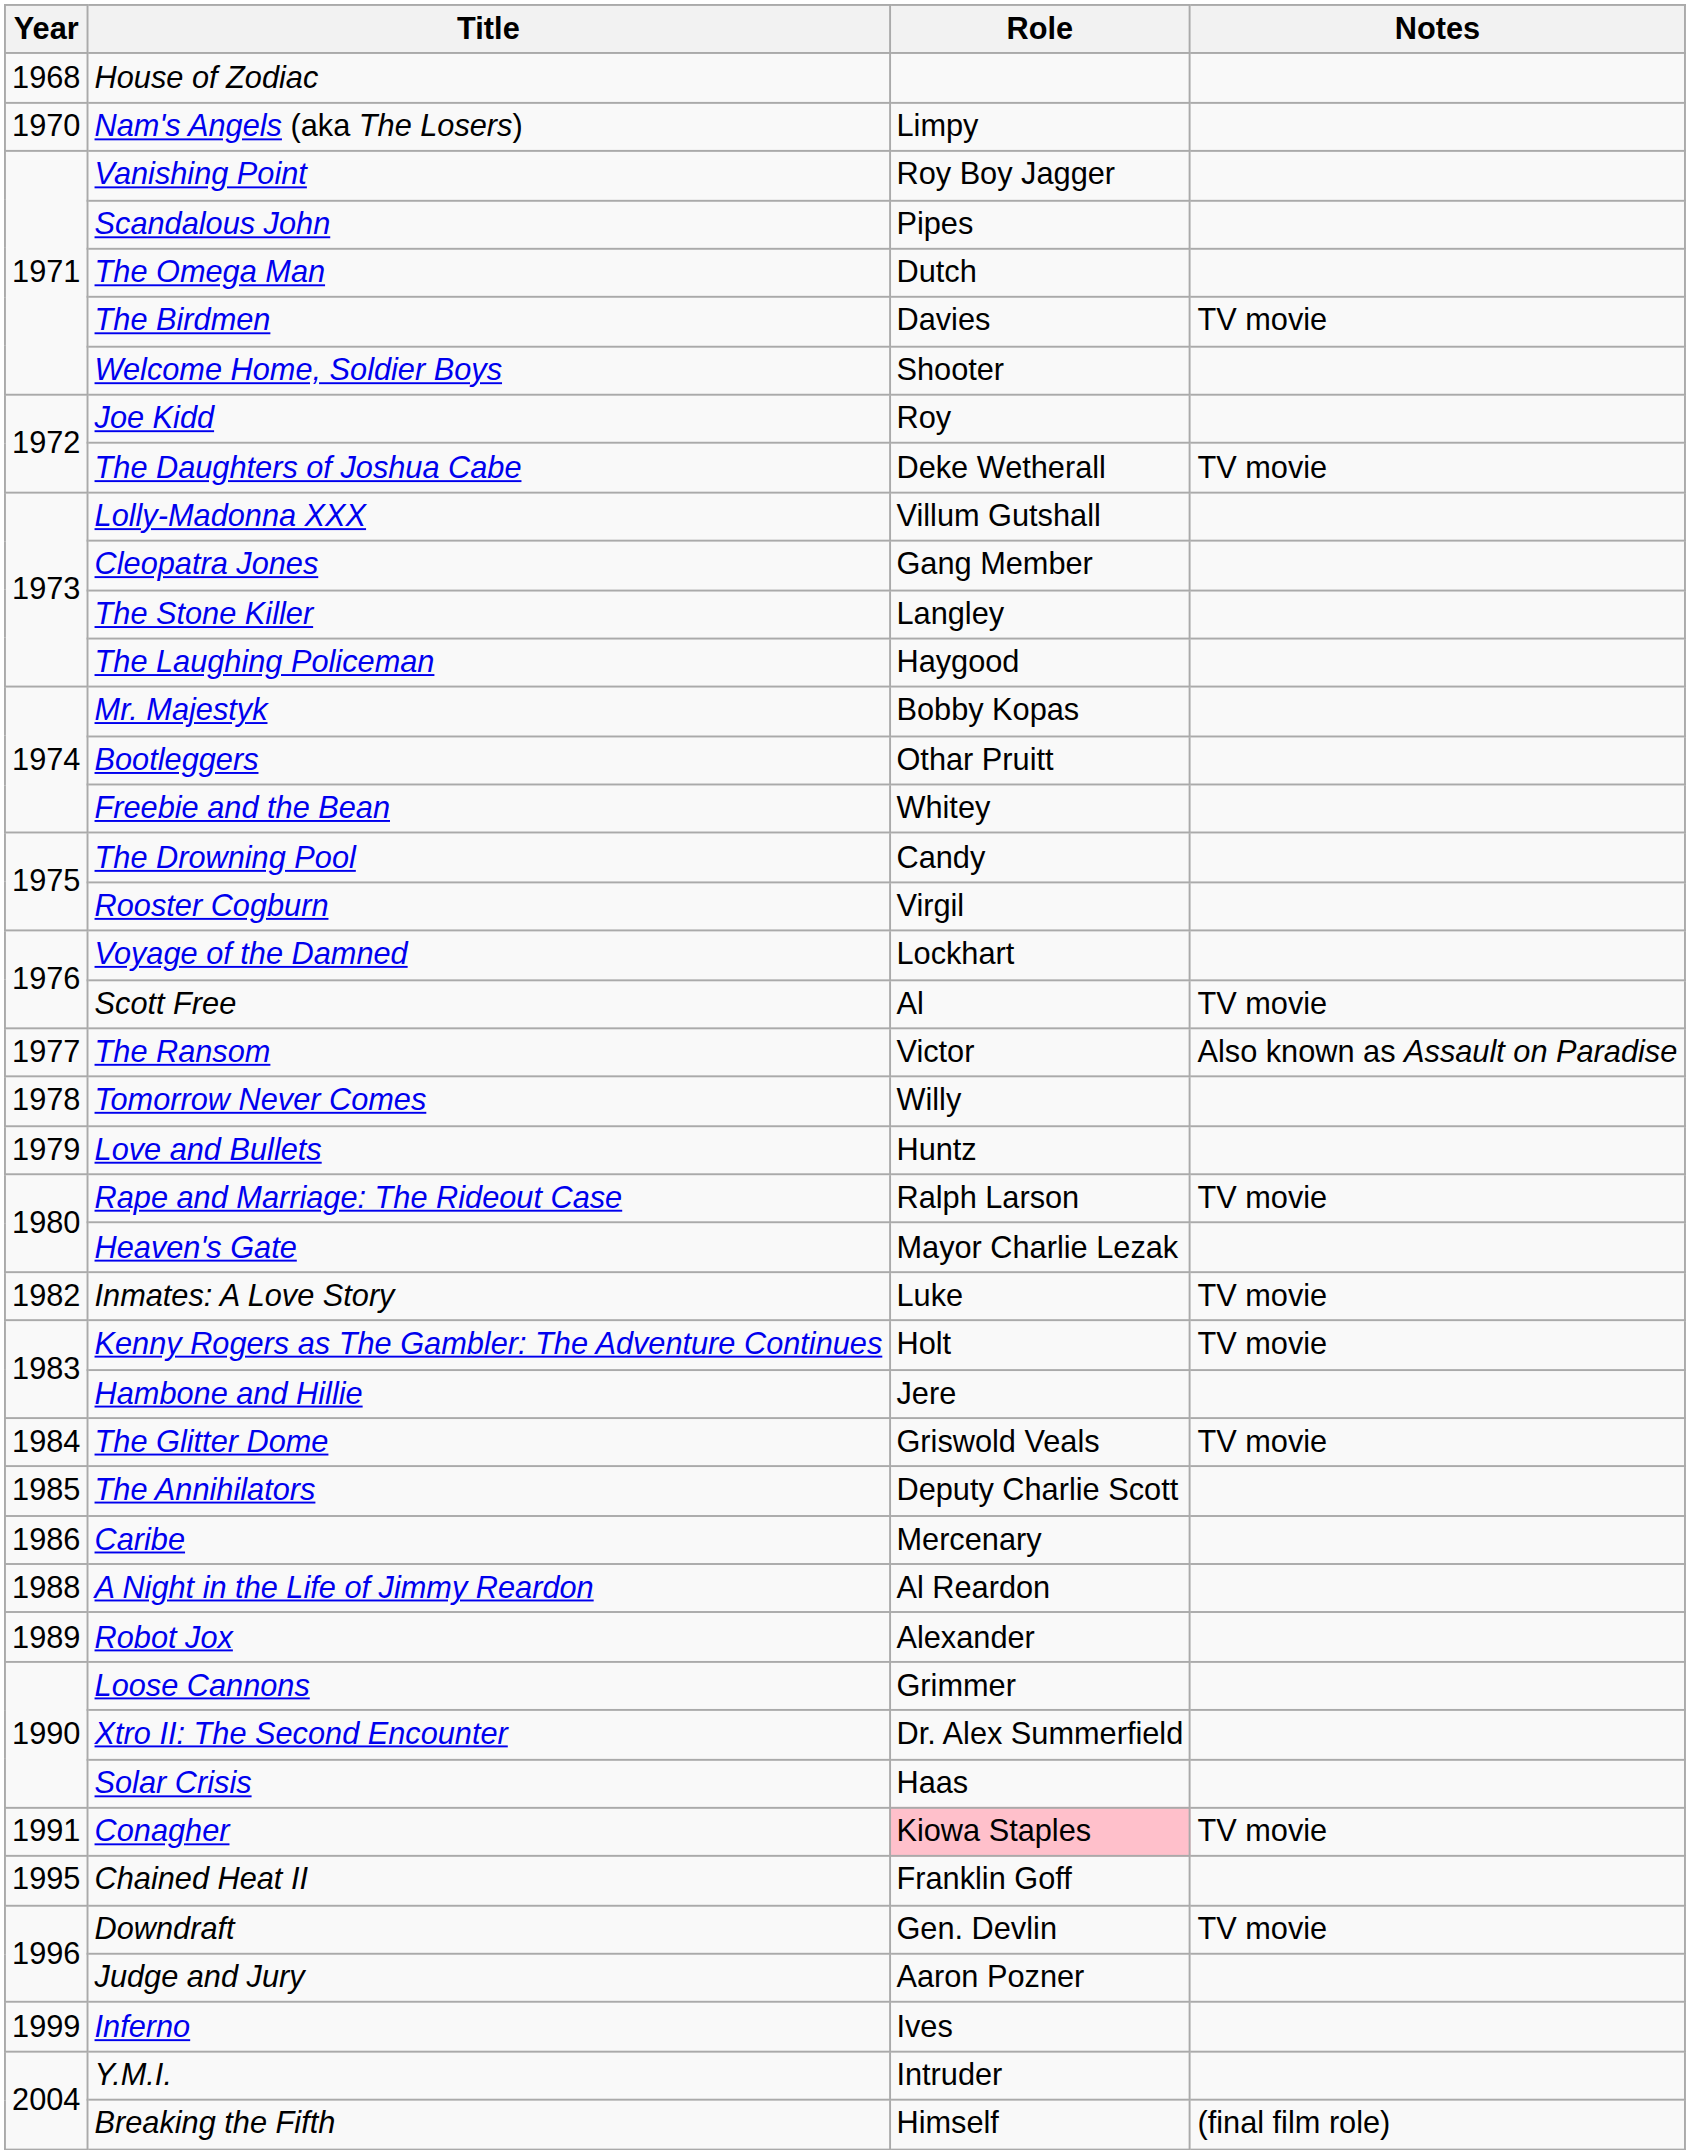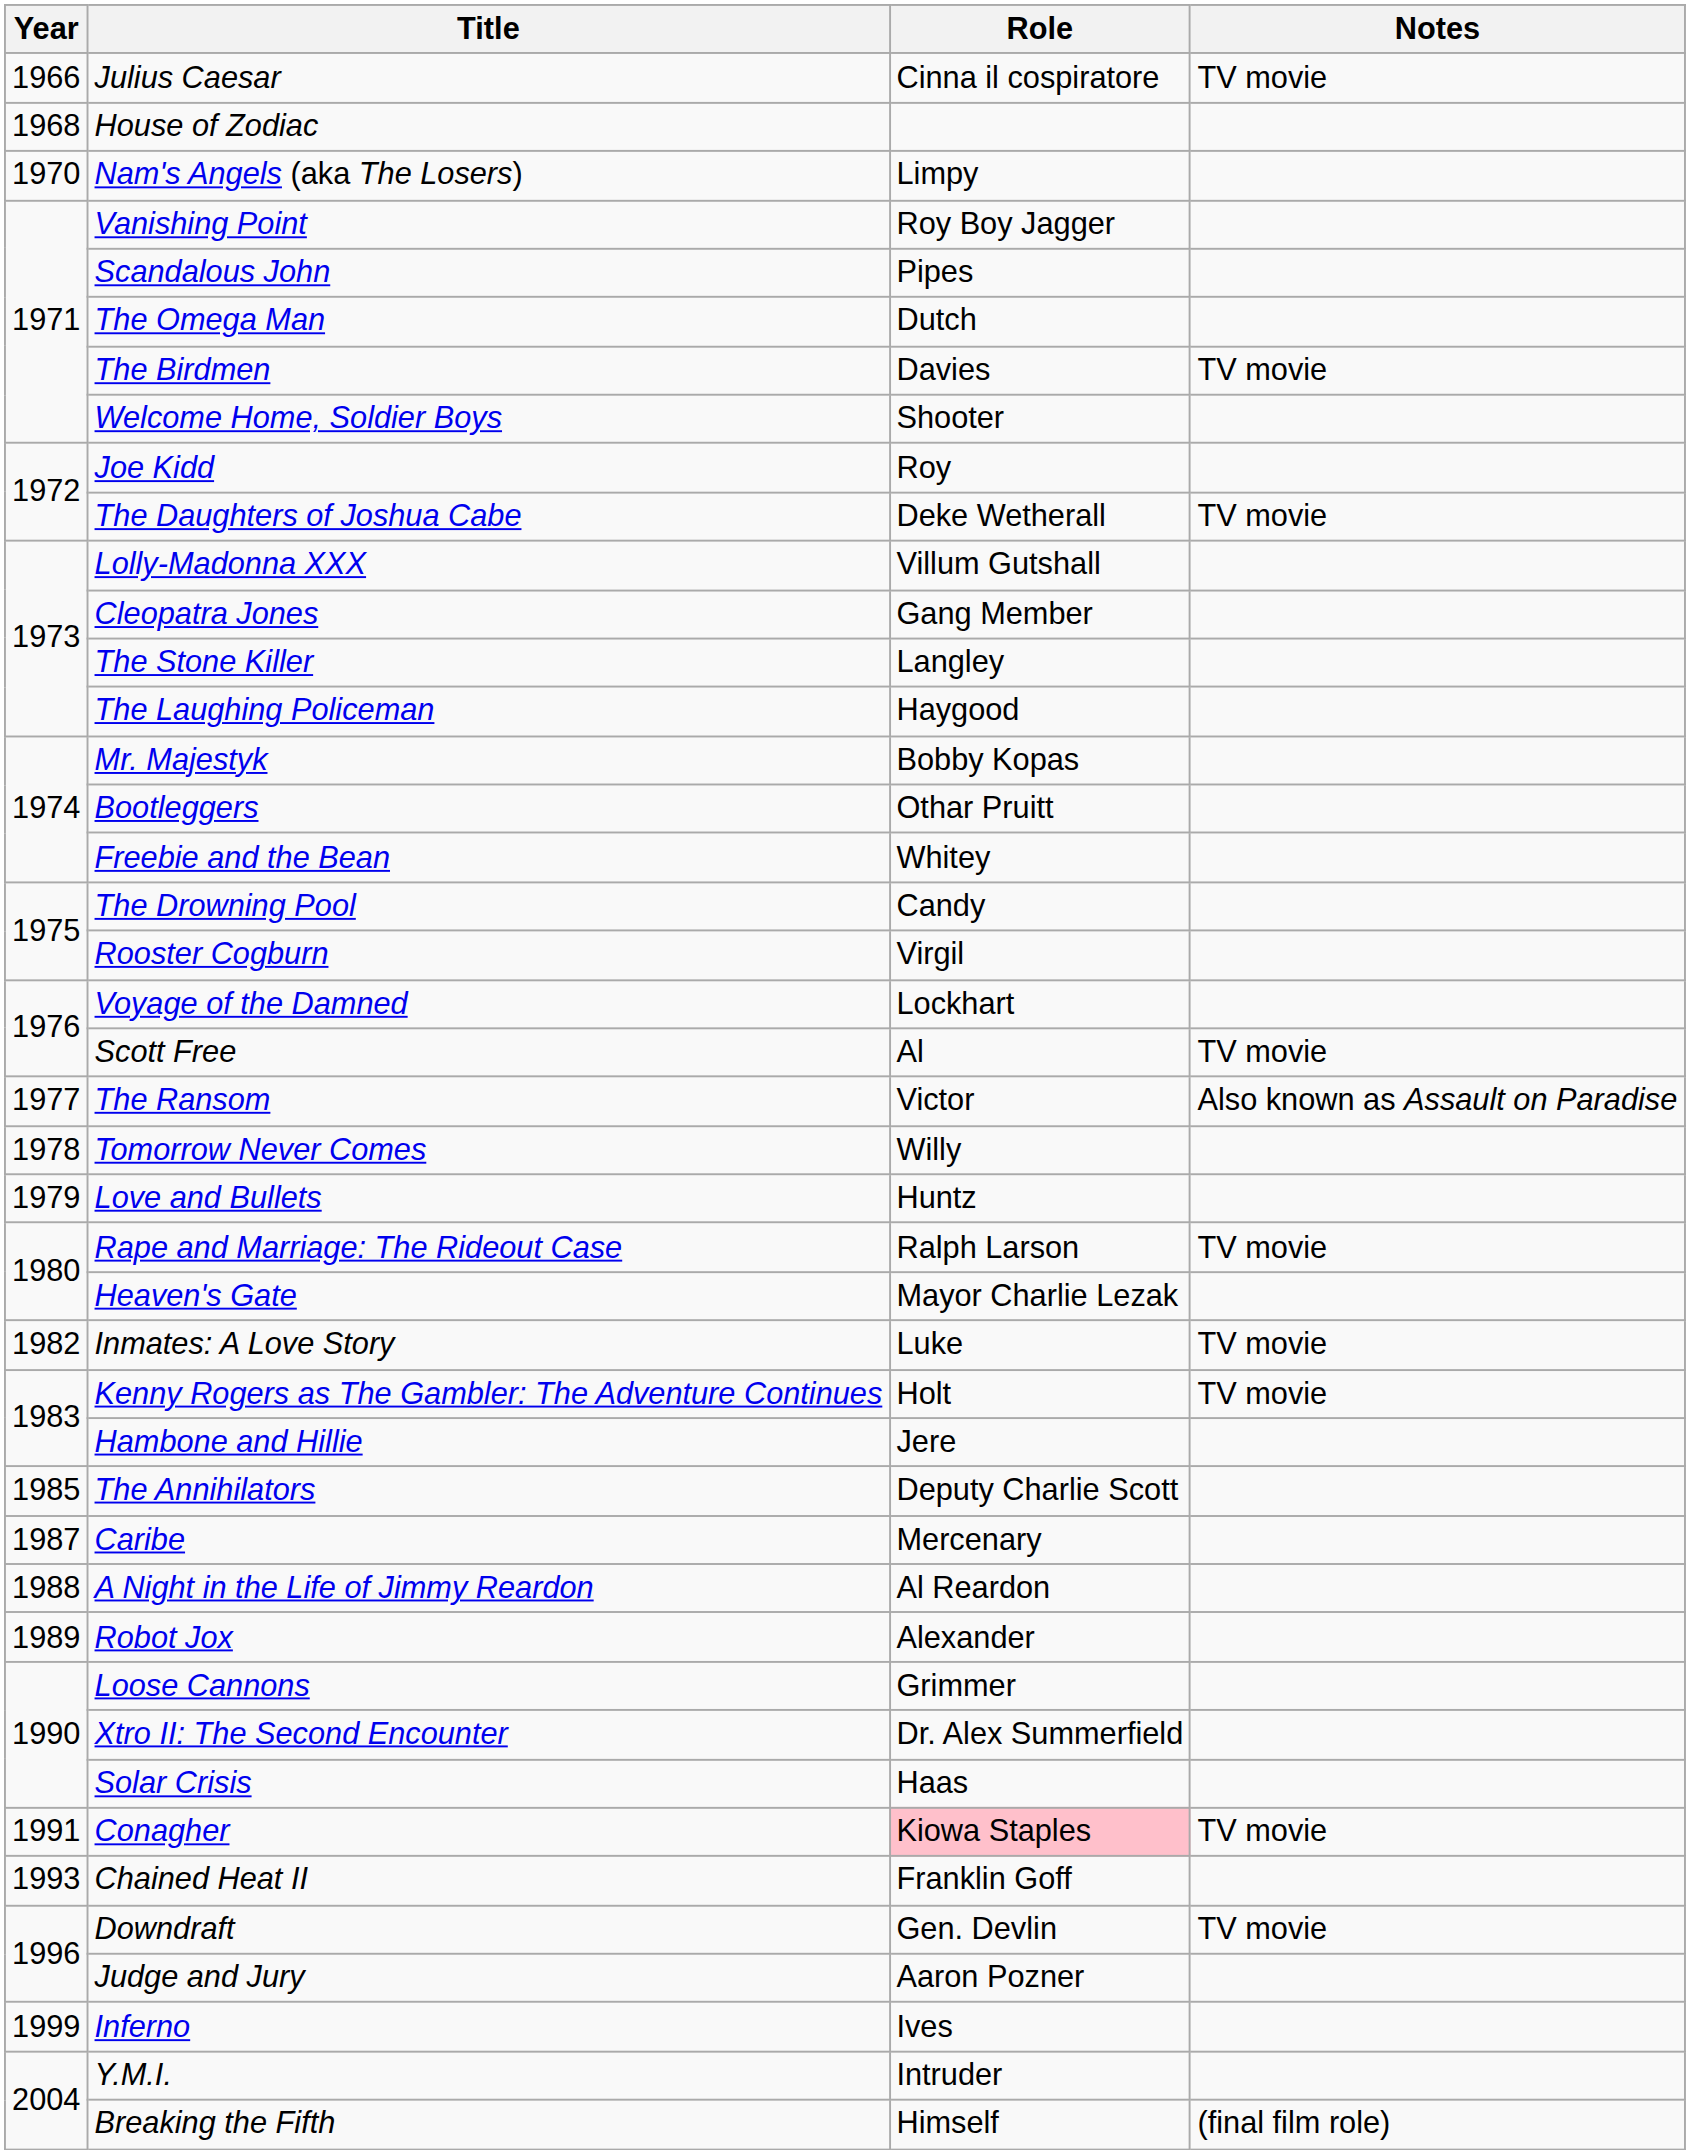+ row: (188, 77)
- row: (211, 1441)
(46, 1539) 1986 -> (46, 1539) 1987
(46, 1880) 1995 -> (46, 1880) 1993
